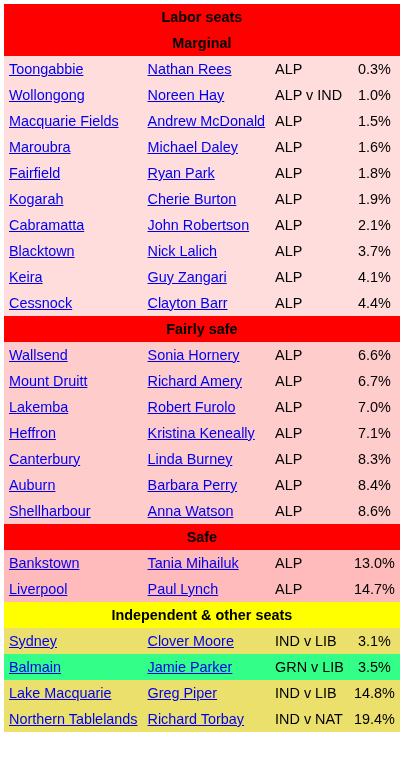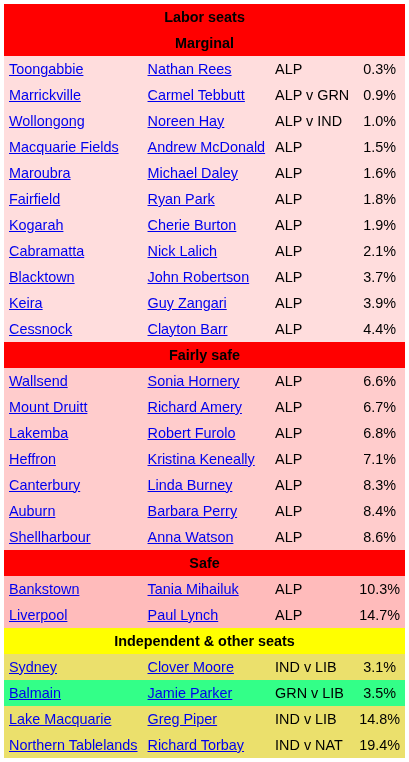+ row: (45, 95)
(198, 225) John Robertson -> (182, 251) Nick Lalich
(182, 251) Nick Lalich -> (198, 277) John Robertson
(374, 277) 4.1% -> (380, 303) 3.9%
(374, 407) 7.0% -> (380, 433) 6.8%
(374, 563) 13.0% -> (380, 589) 10.3%
